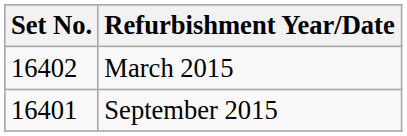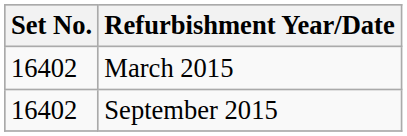(44, 109) 16401 -> (44, 109) 16402
